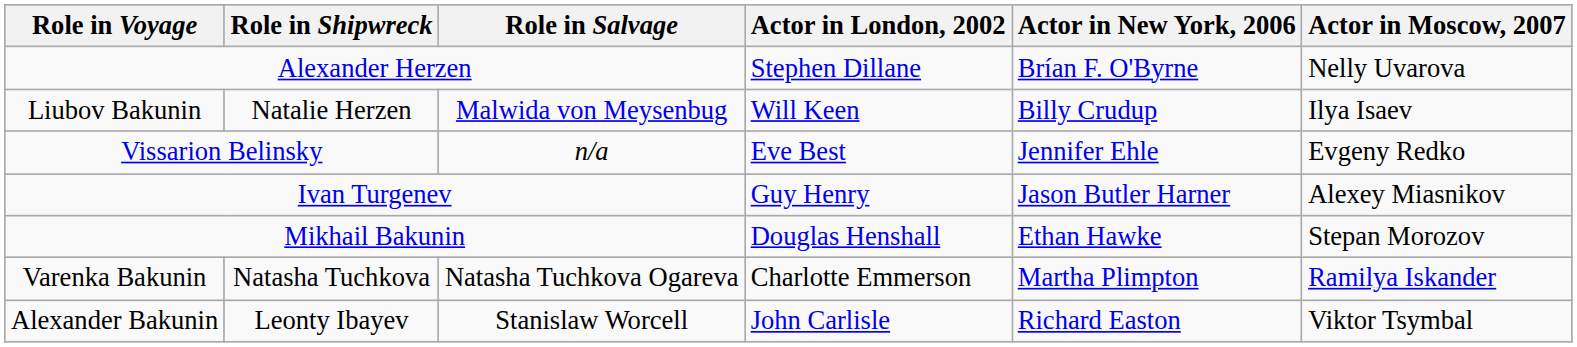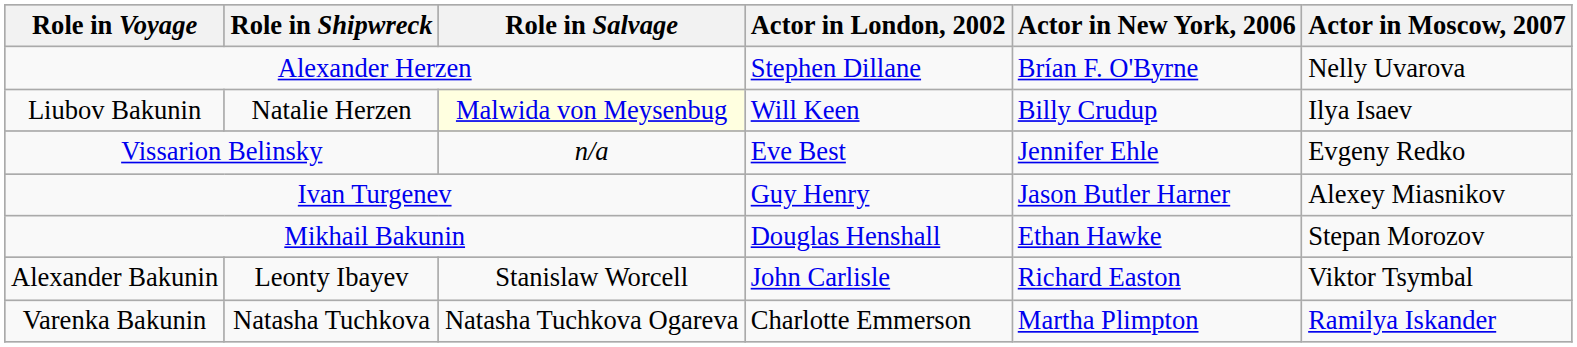(592, 109) no background -> (592, 109) lightyellow background
rows swapped: (115, 320) <-> (115, 278)
